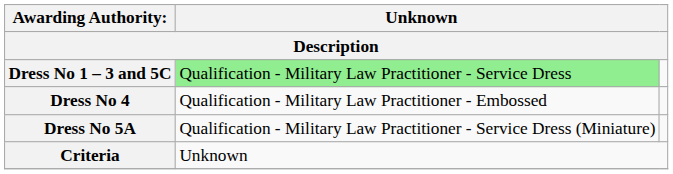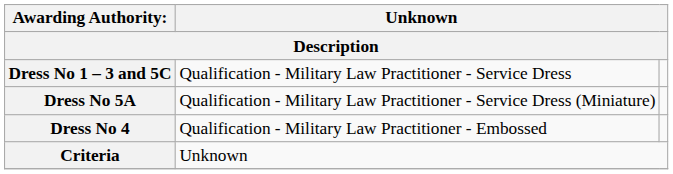(375, 73) lightgreen background -> (375, 73) no background
rows swapped: (90, 127) <-> (90, 100)
